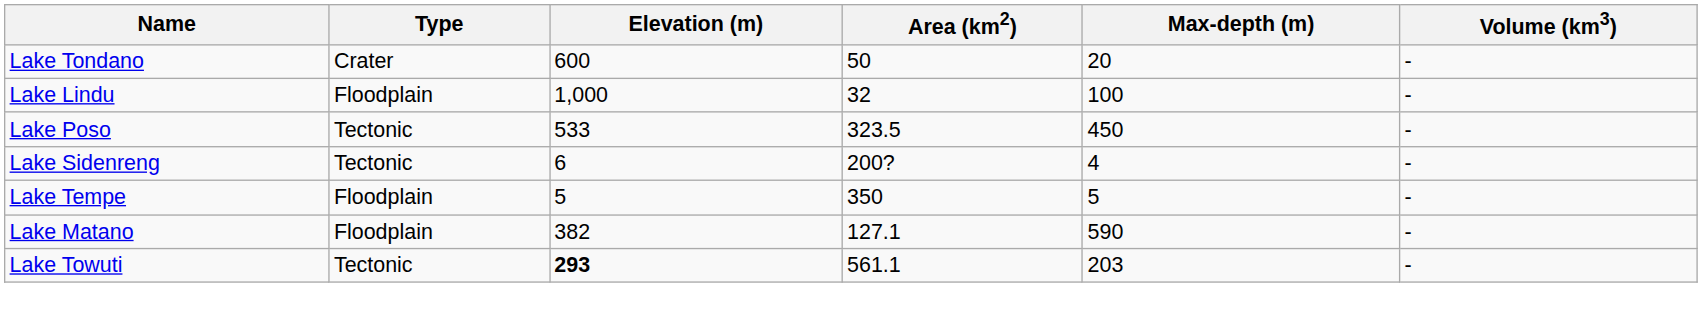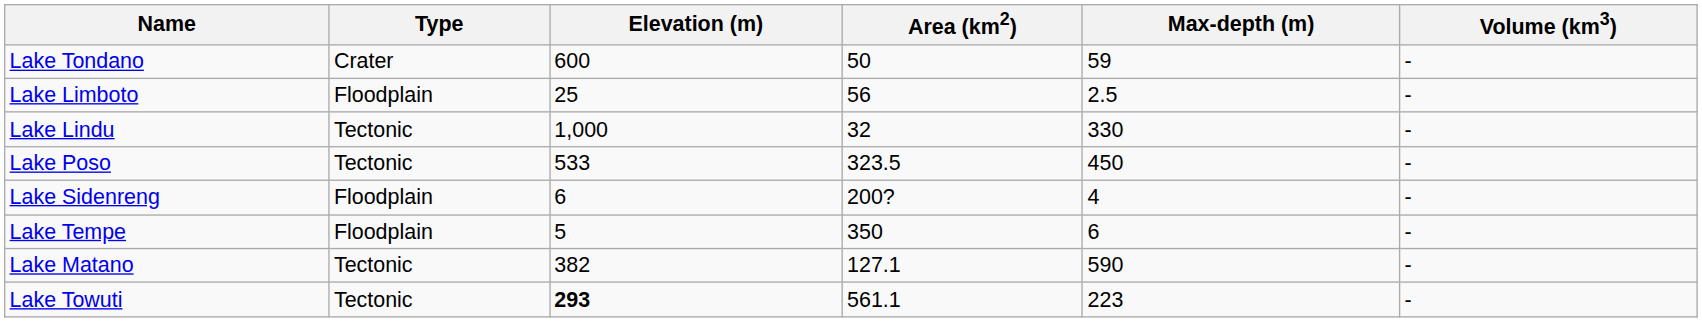(1100, 61) 20 -> (1100, 61) 59
+ row: (74, 95)
(383, 95) Floodplain -> (373, 129) Tectonic
(1106, 95) 100 -> (1106, 129) 330
(373, 163) Tectonic -> (383, 197) Floodplain
(1094, 197) 5 -> (1094, 231) 6
(383, 231) Floodplain -> (373, 265) Tectonic
(1106, 265) 203 -> (1106, 299) 223
